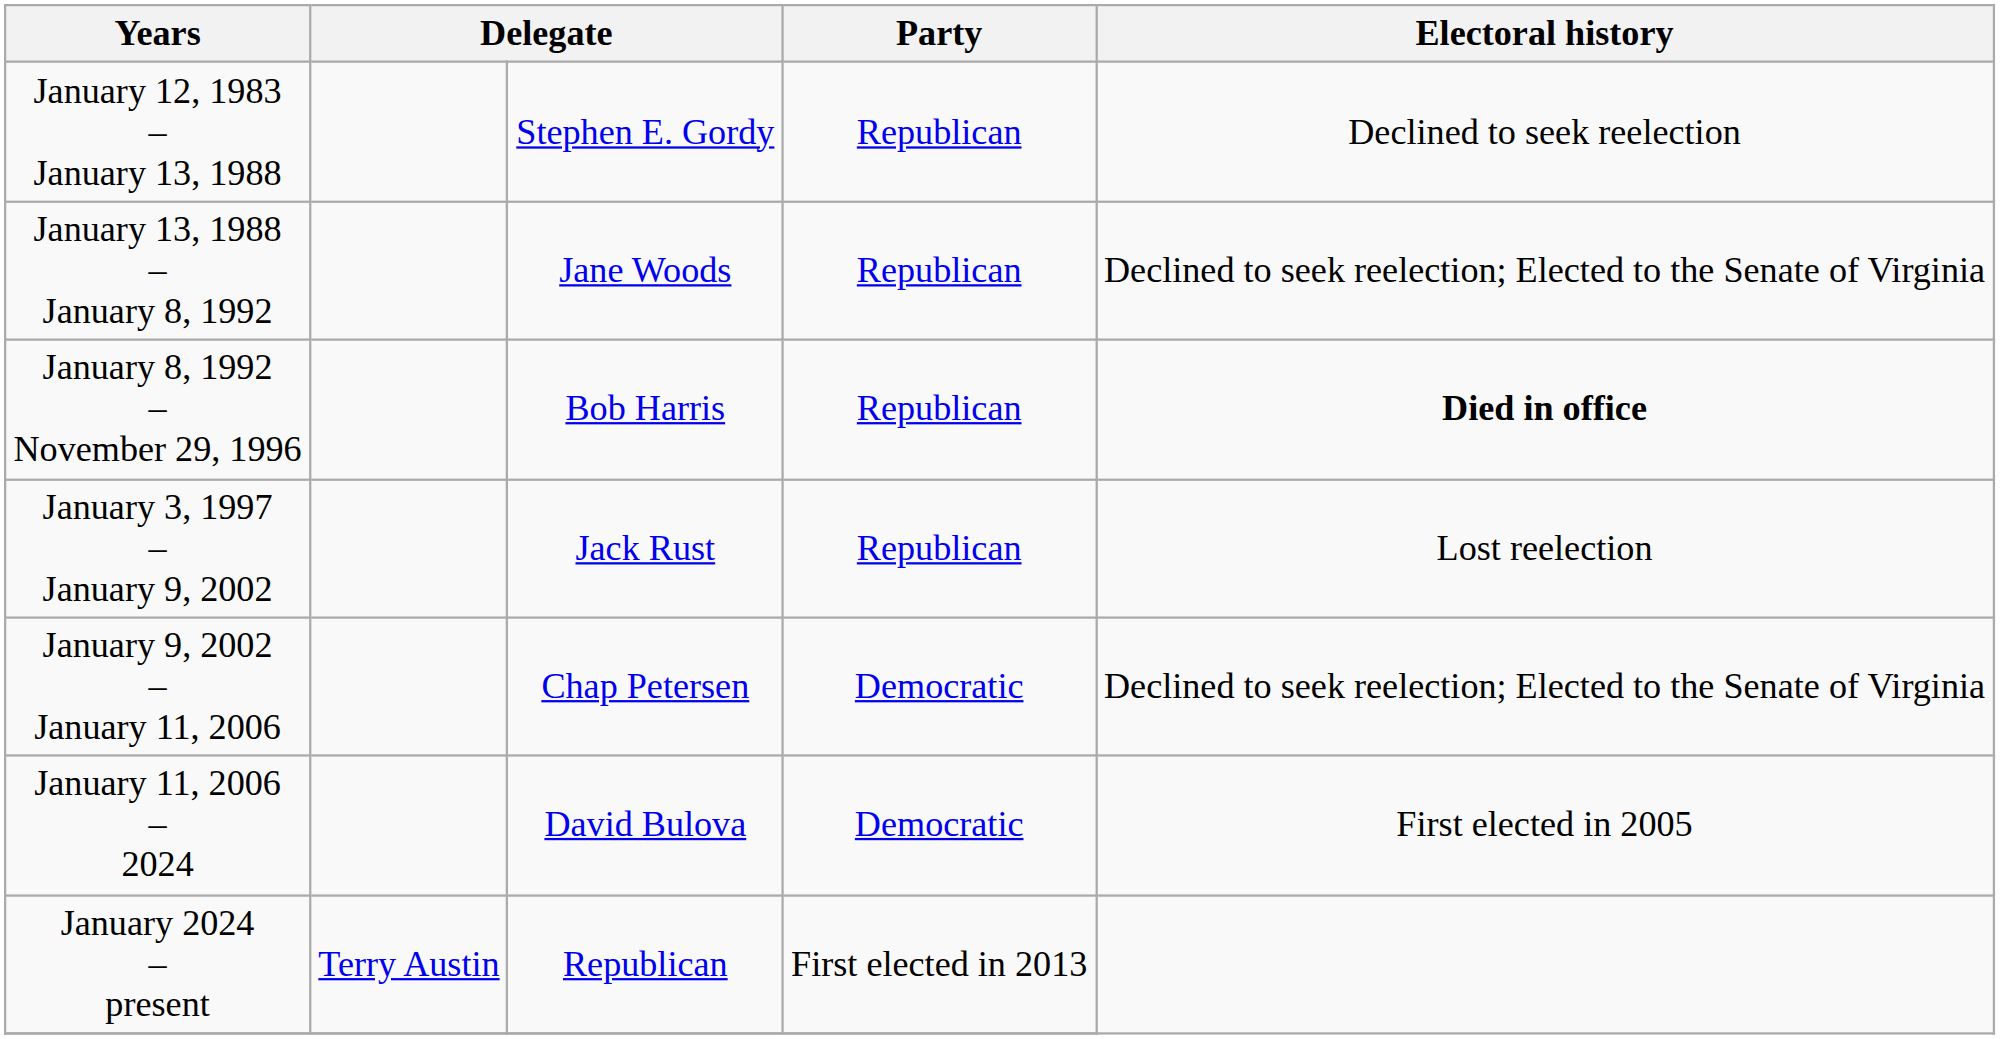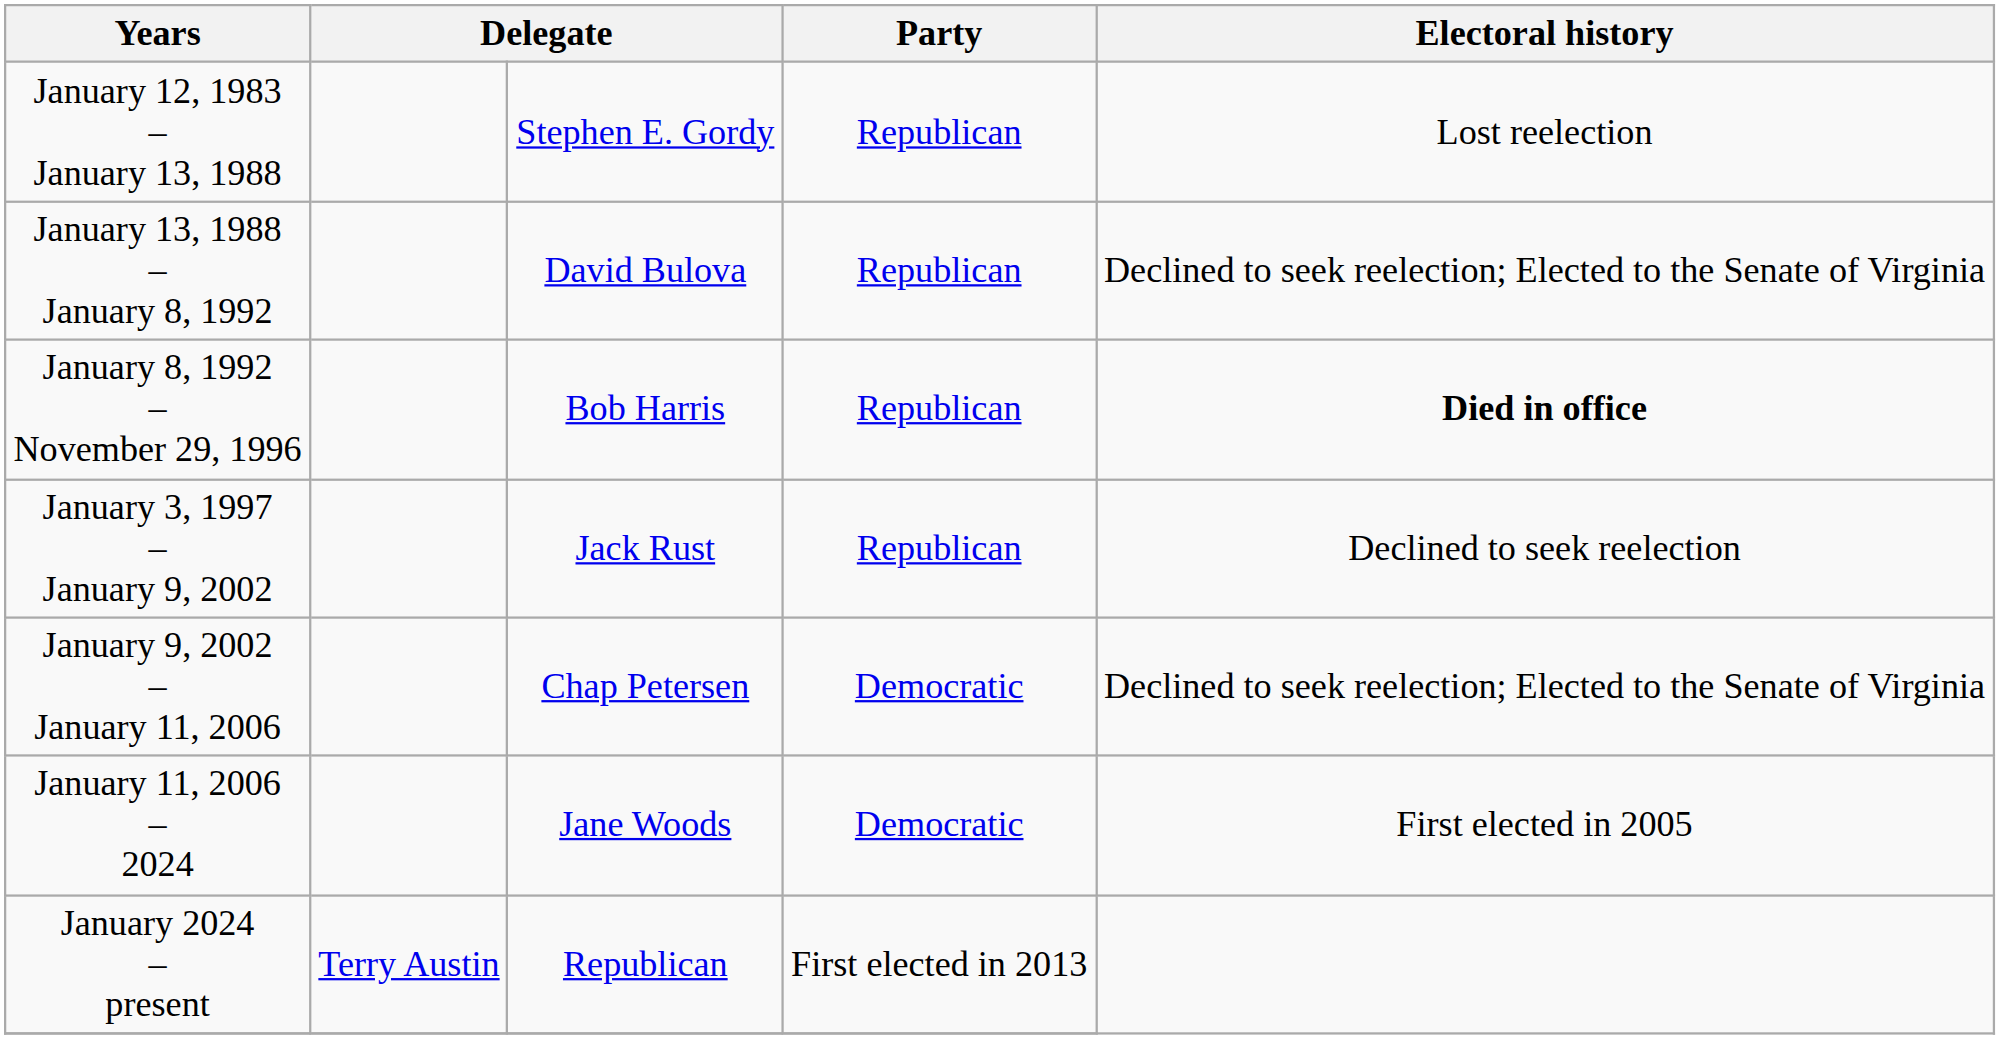(1545, 131) Declined to seek reelection -> (1545, 131) Lost reelection
(645, 269) Jane Woods -> (645, 269) David Bulova
(1545, 547) Lost reelection -> (1545, 547) Declined to seek reelection
(645, 824) David Bulova -> (645, 824) Jane Woods
